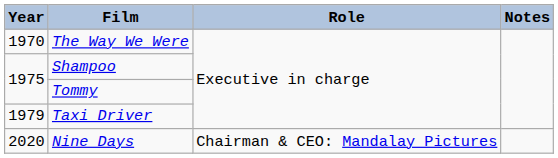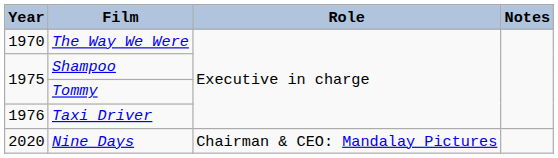(26, 116) 1979 -> (26, 116) 1976
